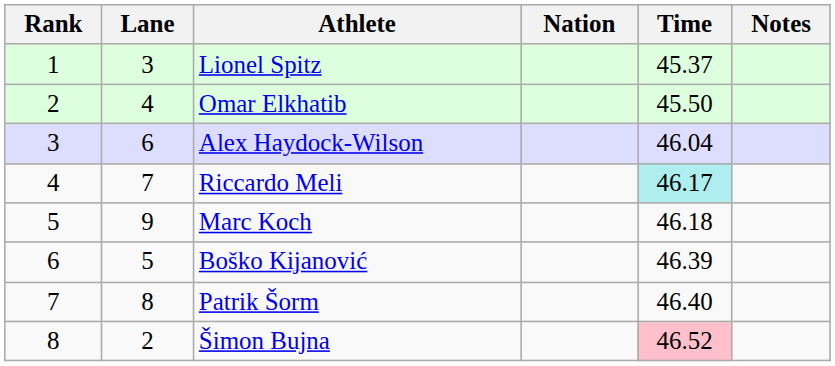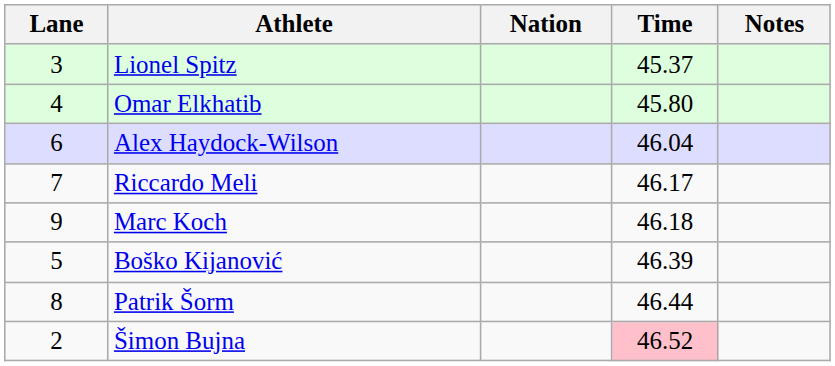- column: (53, 24)
(685, 103) 45.50 -> (665, 103) 45.80
(685, 182) paleturquoise background -> (665, 182) no background
(685, 301) 46.40 -> (665, 301) 46.44
